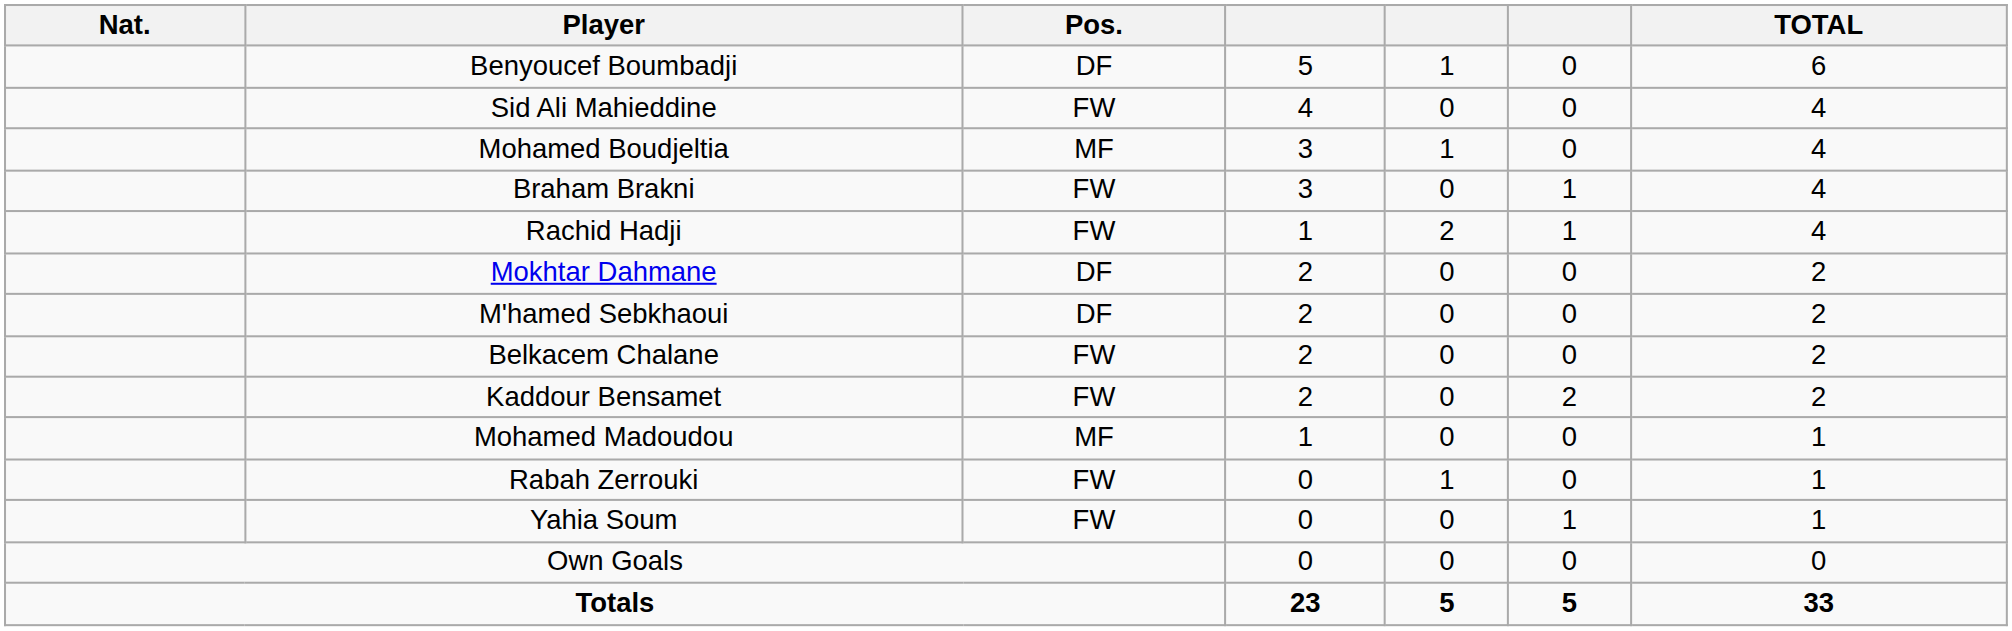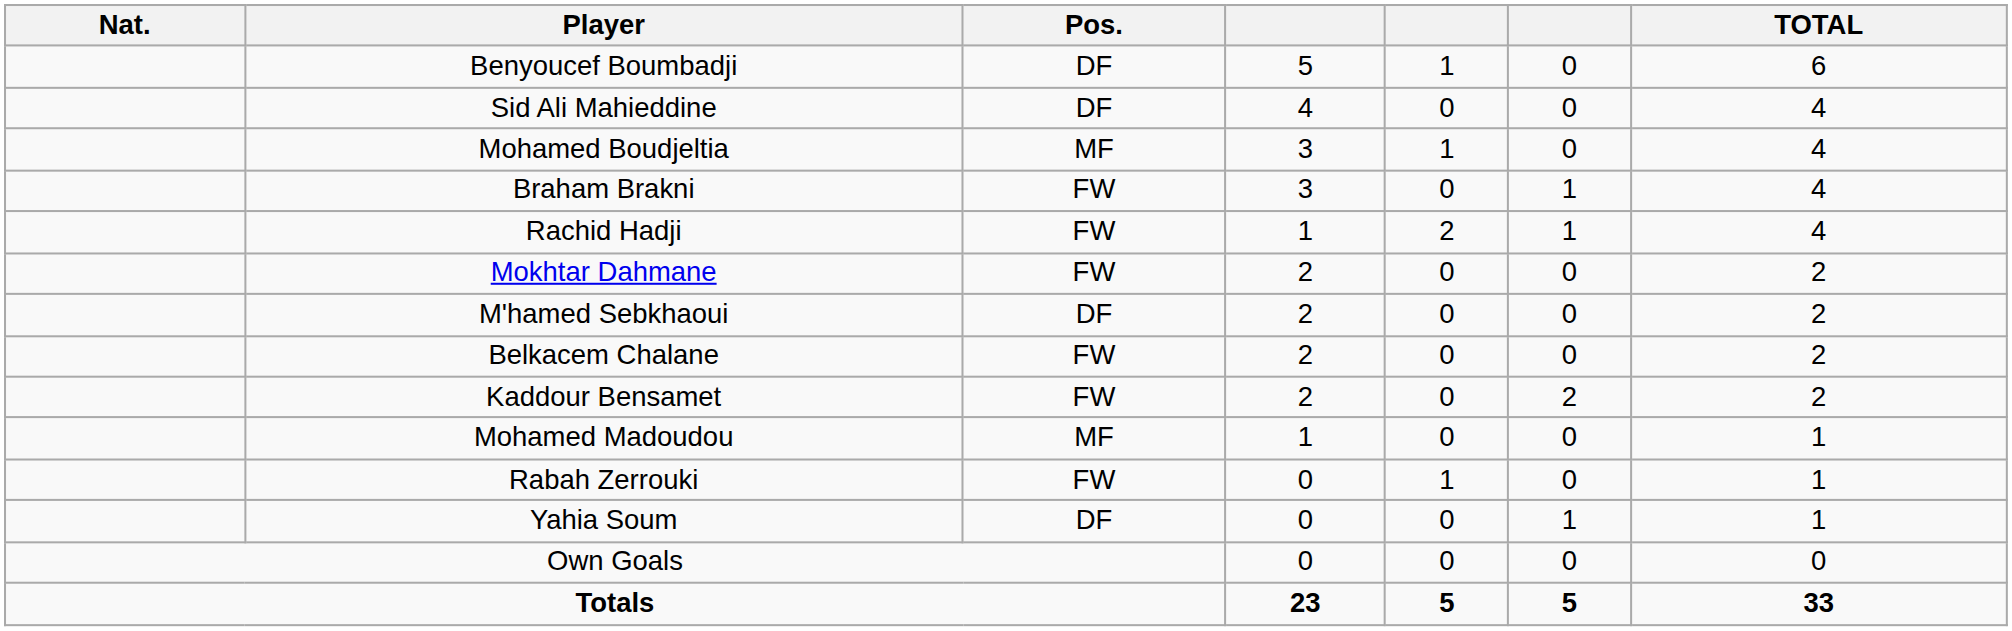(1094, 107) FW -> (1094, 107) DF
(1094, 272) DF -> (1094, 272) FW
(1094, 520) FW -> (1094, 520) DF
